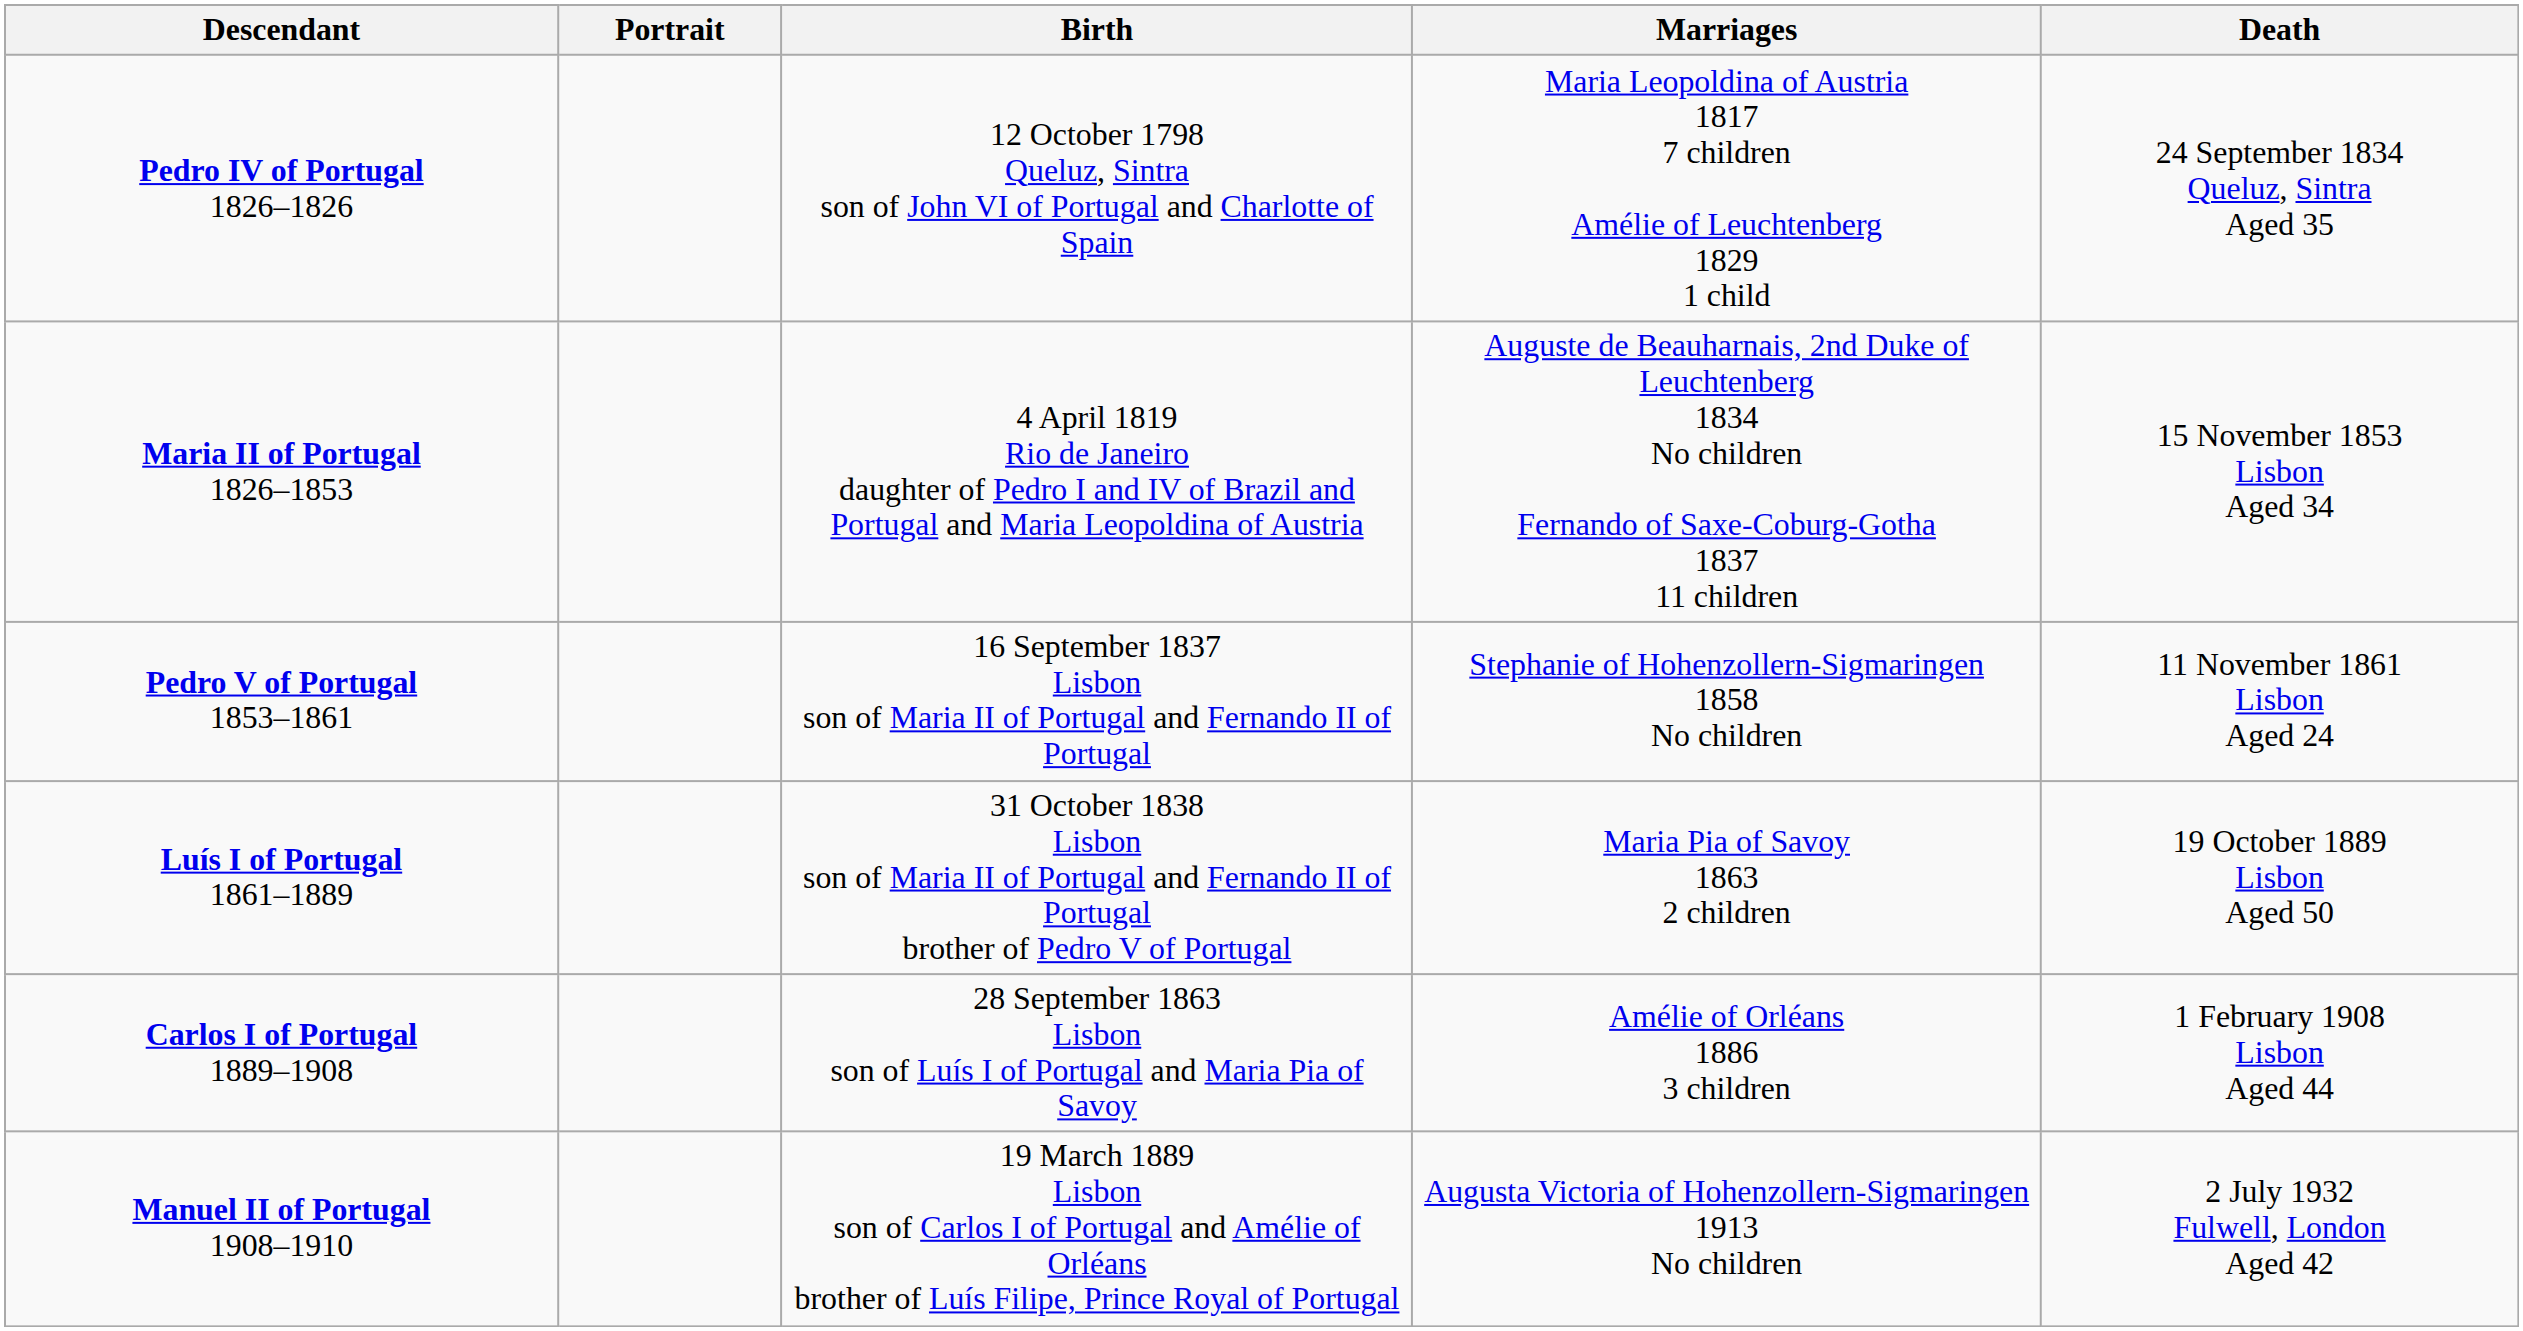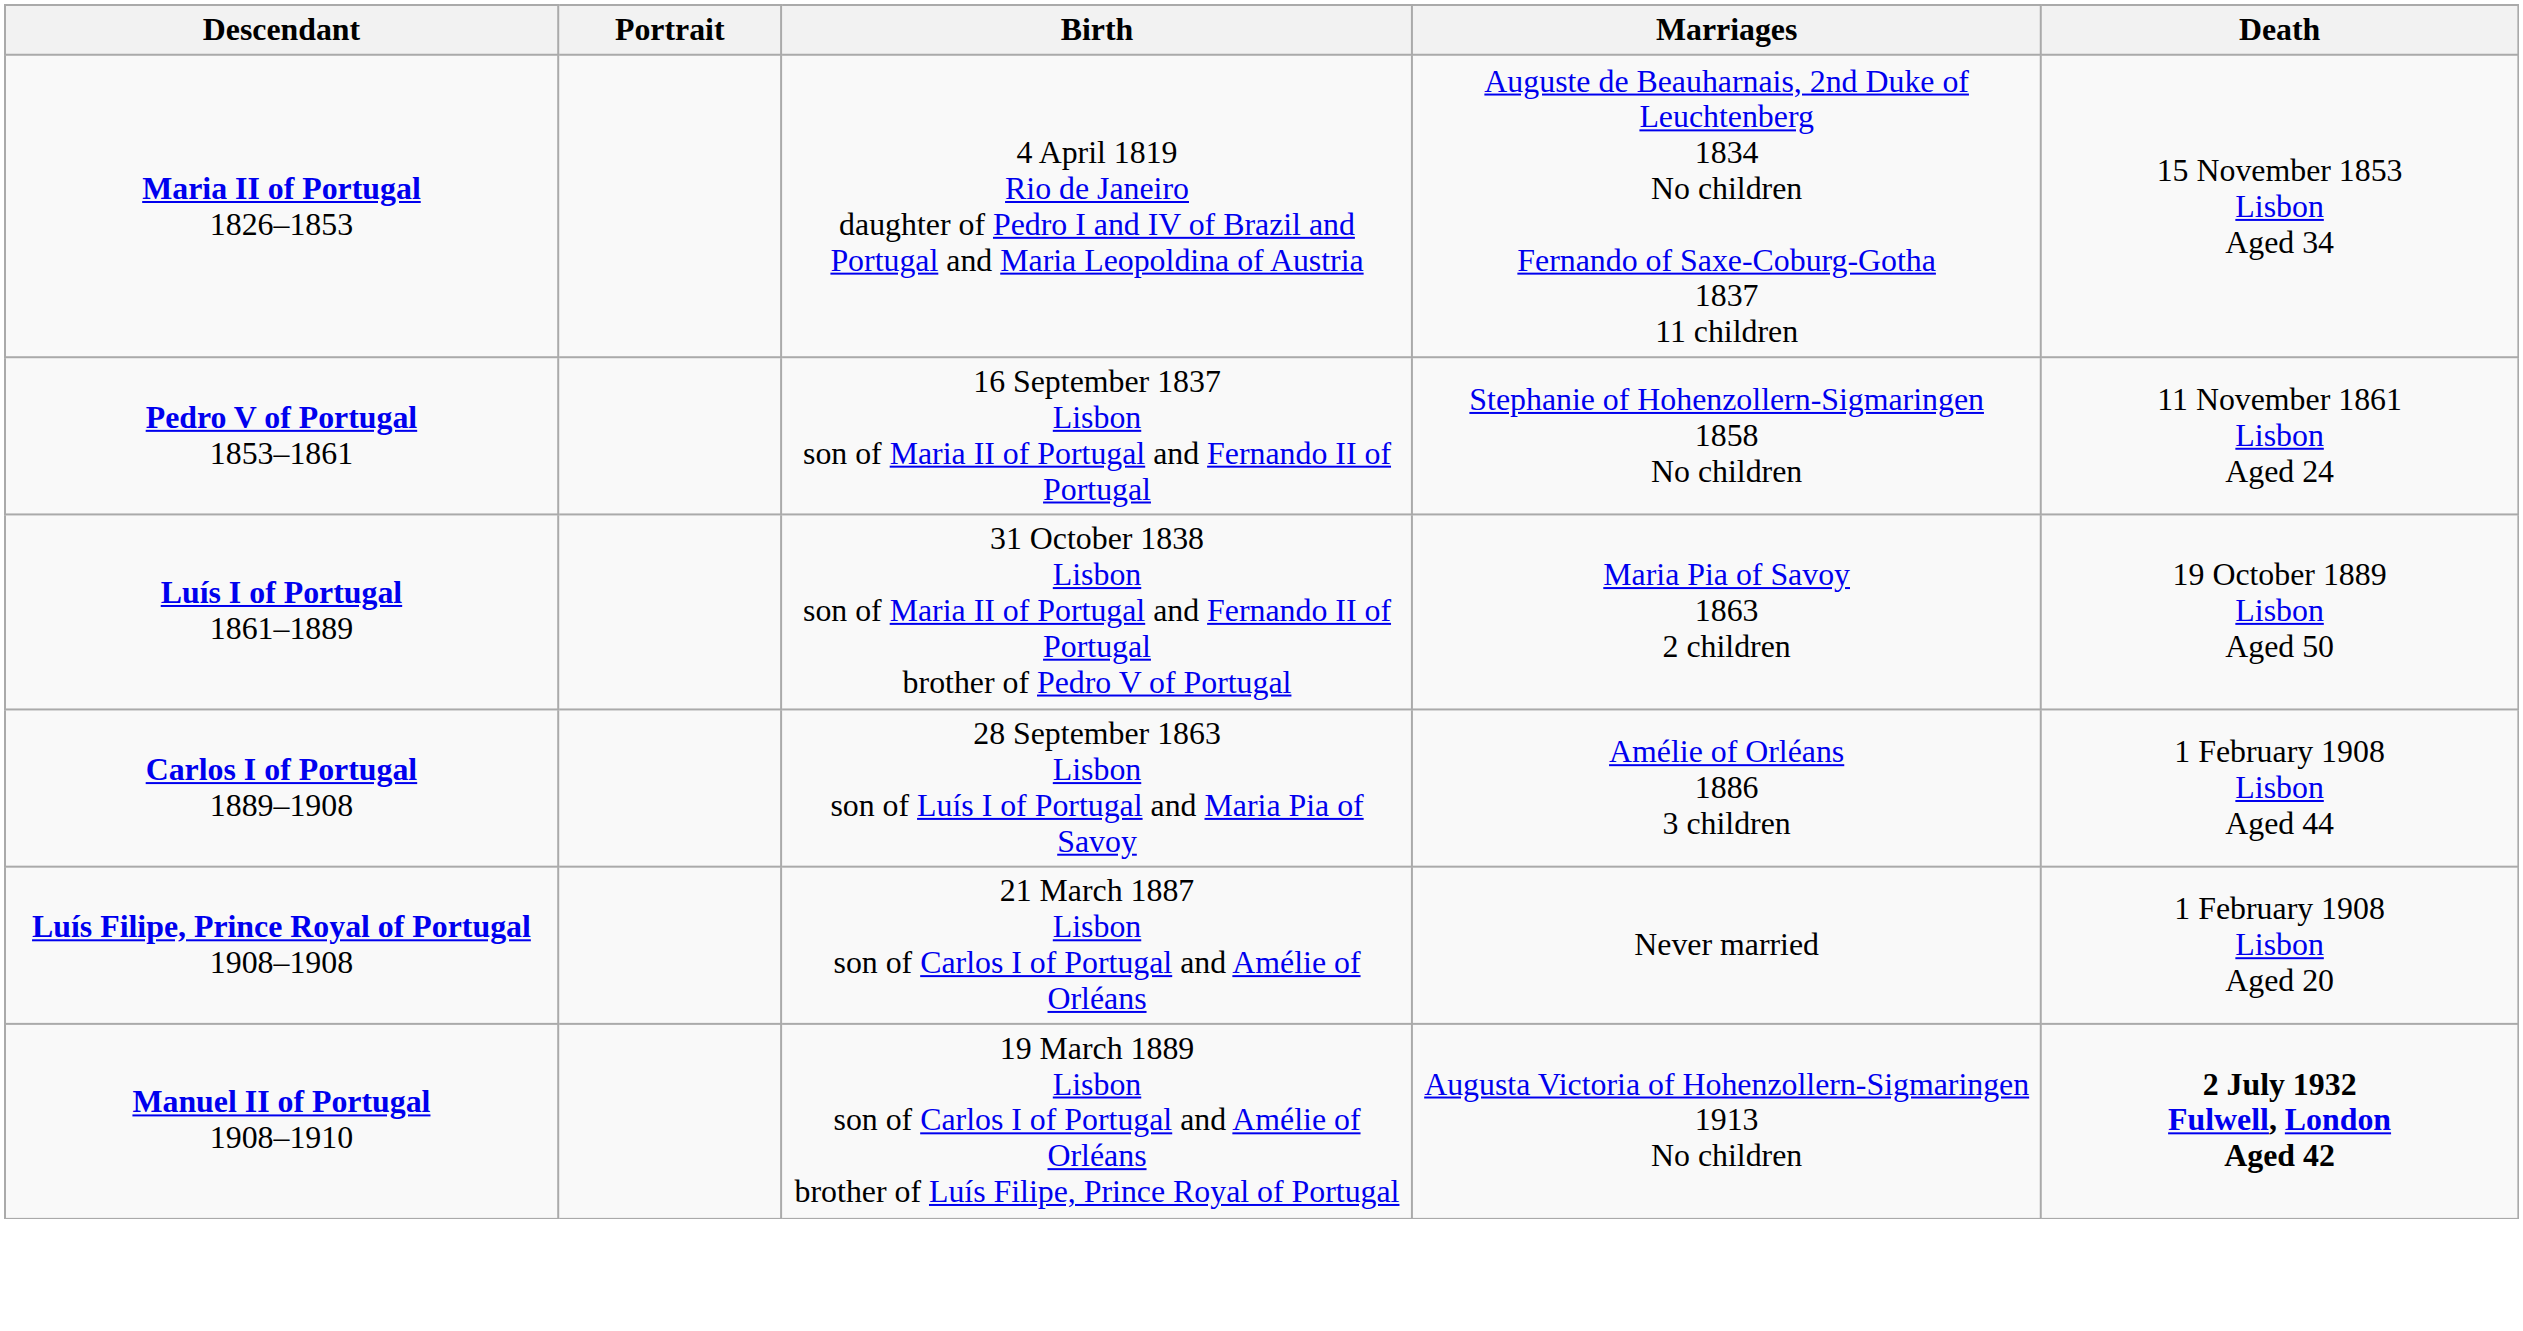- row: (281, 187)
+ row: (281, 944)
(2280, 1228) normal -> (2280, 1120) bold
